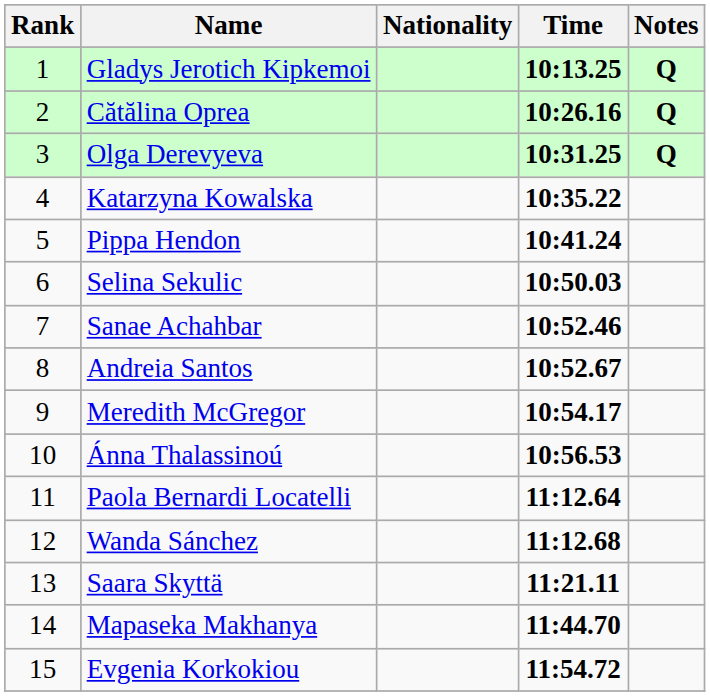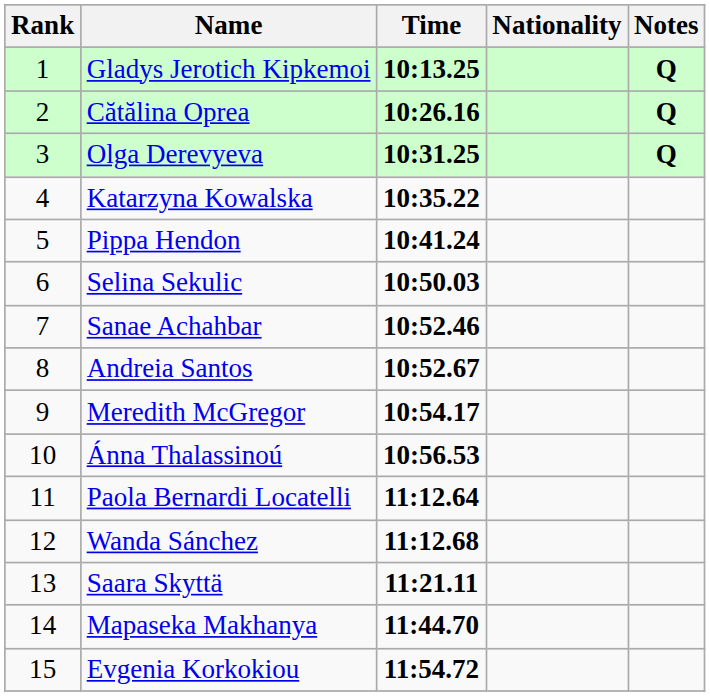columns swapped: (448, 25) <-> (573, 25)
